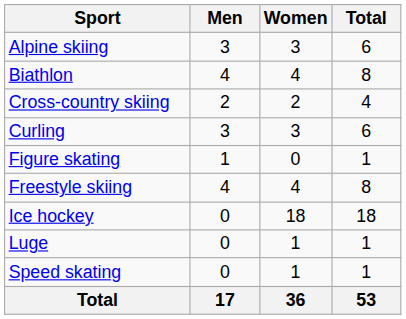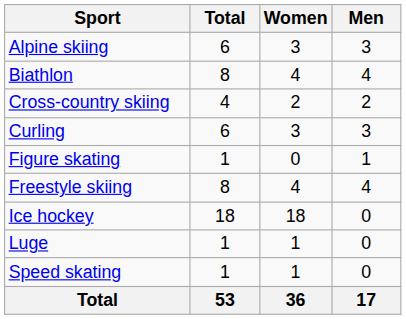columns swapped: (225, 18) <-> (366, 18)
